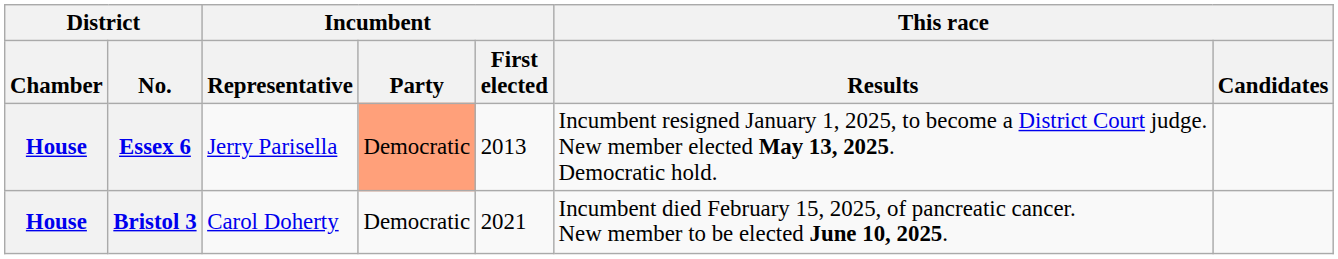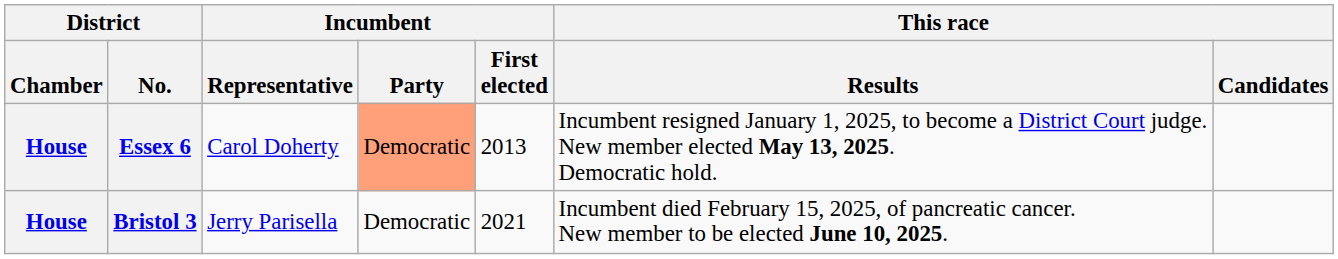(272, 146) Jerry Parisella -> (273, 146) Carol Doherty
(273, 221) Carol Doherty -> (272, 221) Jerry Parisella
